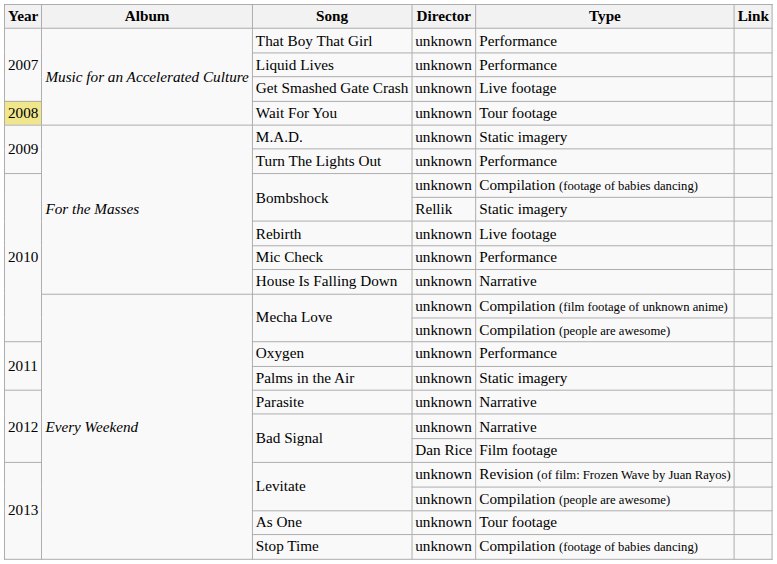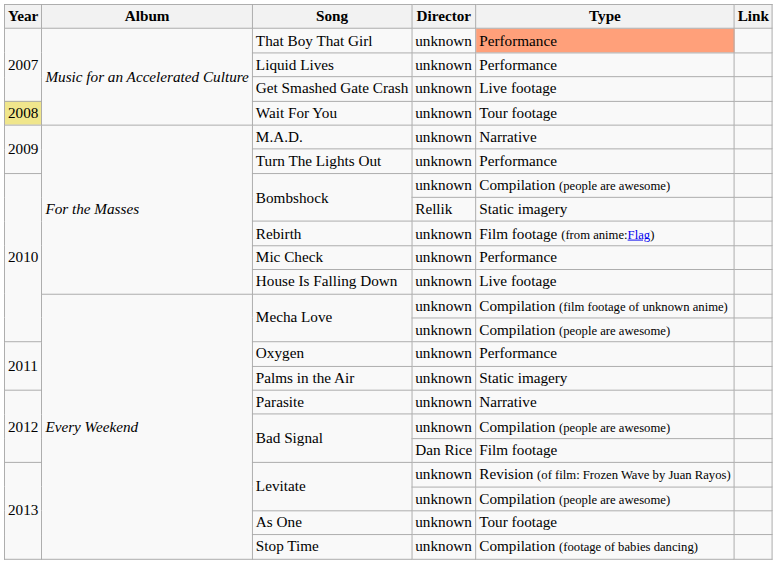(518, 40) no background -> (518, 40) lightsalmon background
(523, 137) Static imagery -> (508, 137) Narrative
(589, 185) Compilation (footage of babies dancing) -> (575, 185) Compilation (people are awesome)
(518, 233) Live footage -> (567, 233) Film footage (from anime:Flag)
(508, 281) Narrative -> (518, 281) Live footage
(508, 426) Narrative -> (575, 426) Compilation (people are awesome)
